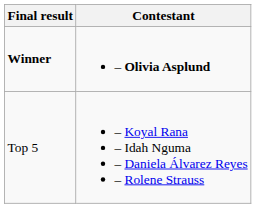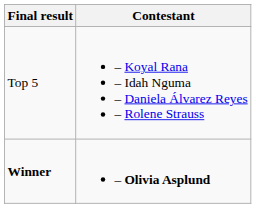rows swapped: (29, 59) <-> (23, 147)
